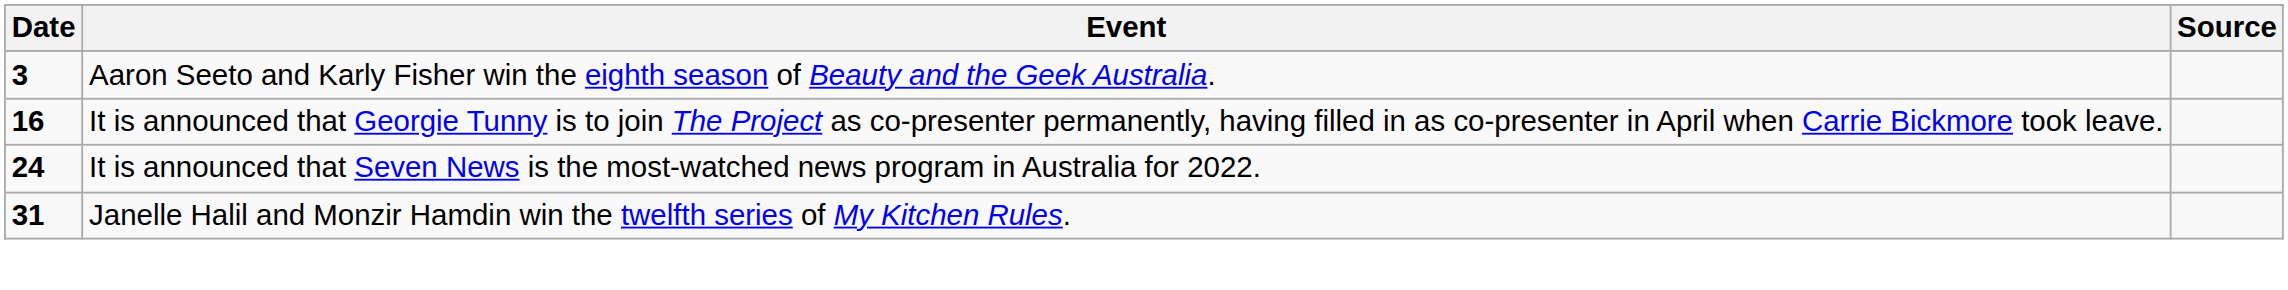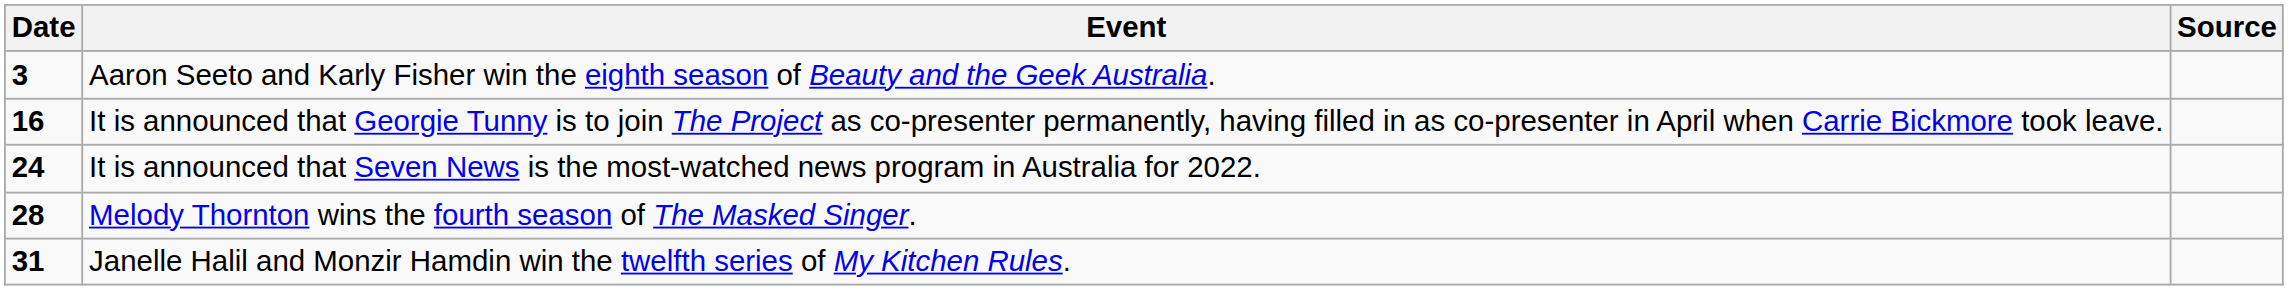+ row: (503, 214)
